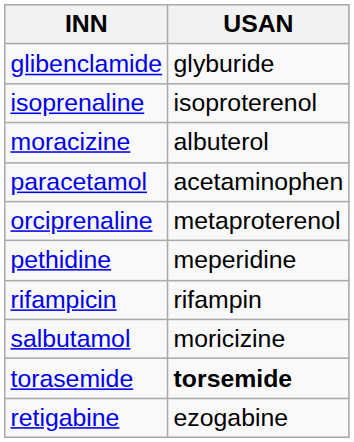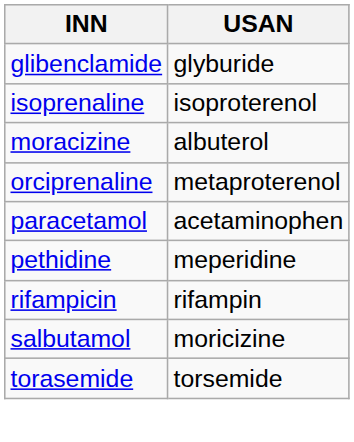rows swapped: (81, 220) <-> (79, 181)
(233, 378) bold -> (228, 378) normal
- row: (65, 417)
